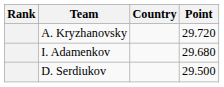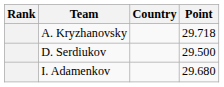(199, 33) 29.720 -> (199, 33) 29.718
rows swapped: (76, 52) <-> (74, 71)
